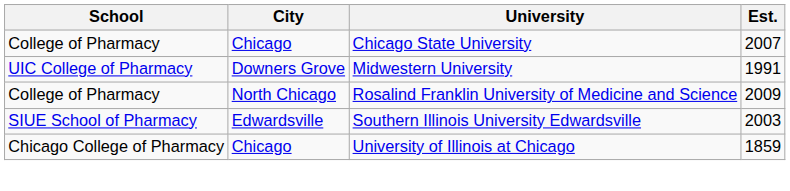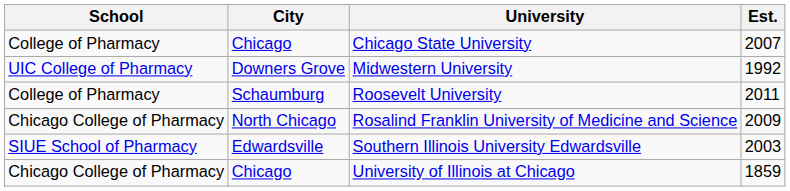(763, 69) 1991 -> (763, 69) 1992
+ row: (427, 95)
(84, 95) College of Pharmacy -> (116, 120) Chicago College of Pharmacy
